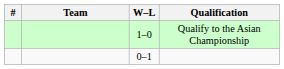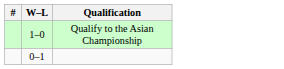- column: (75, 12)
